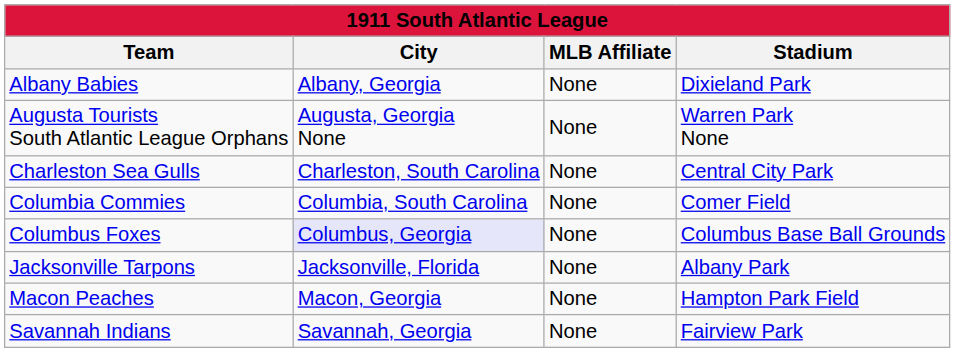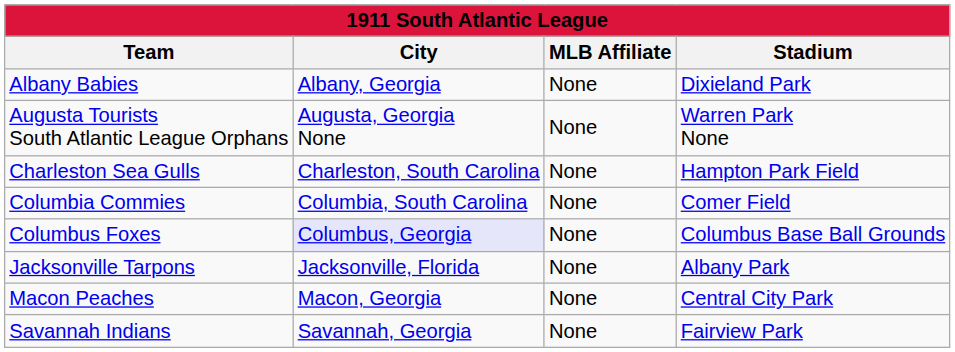(757, 171) Central City Park -> (770, 171) Hampton Park Field
(770, 298) Hampton Park Field -> (757, 298) Central City Park
